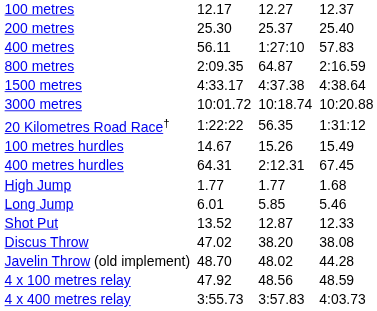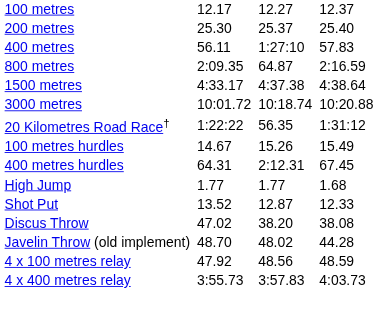- row: (39, 204)
